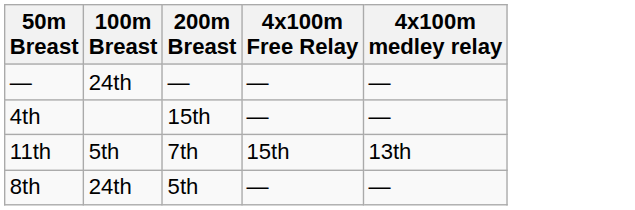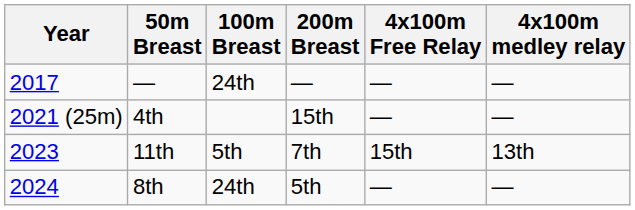+ column: (66, 34)
